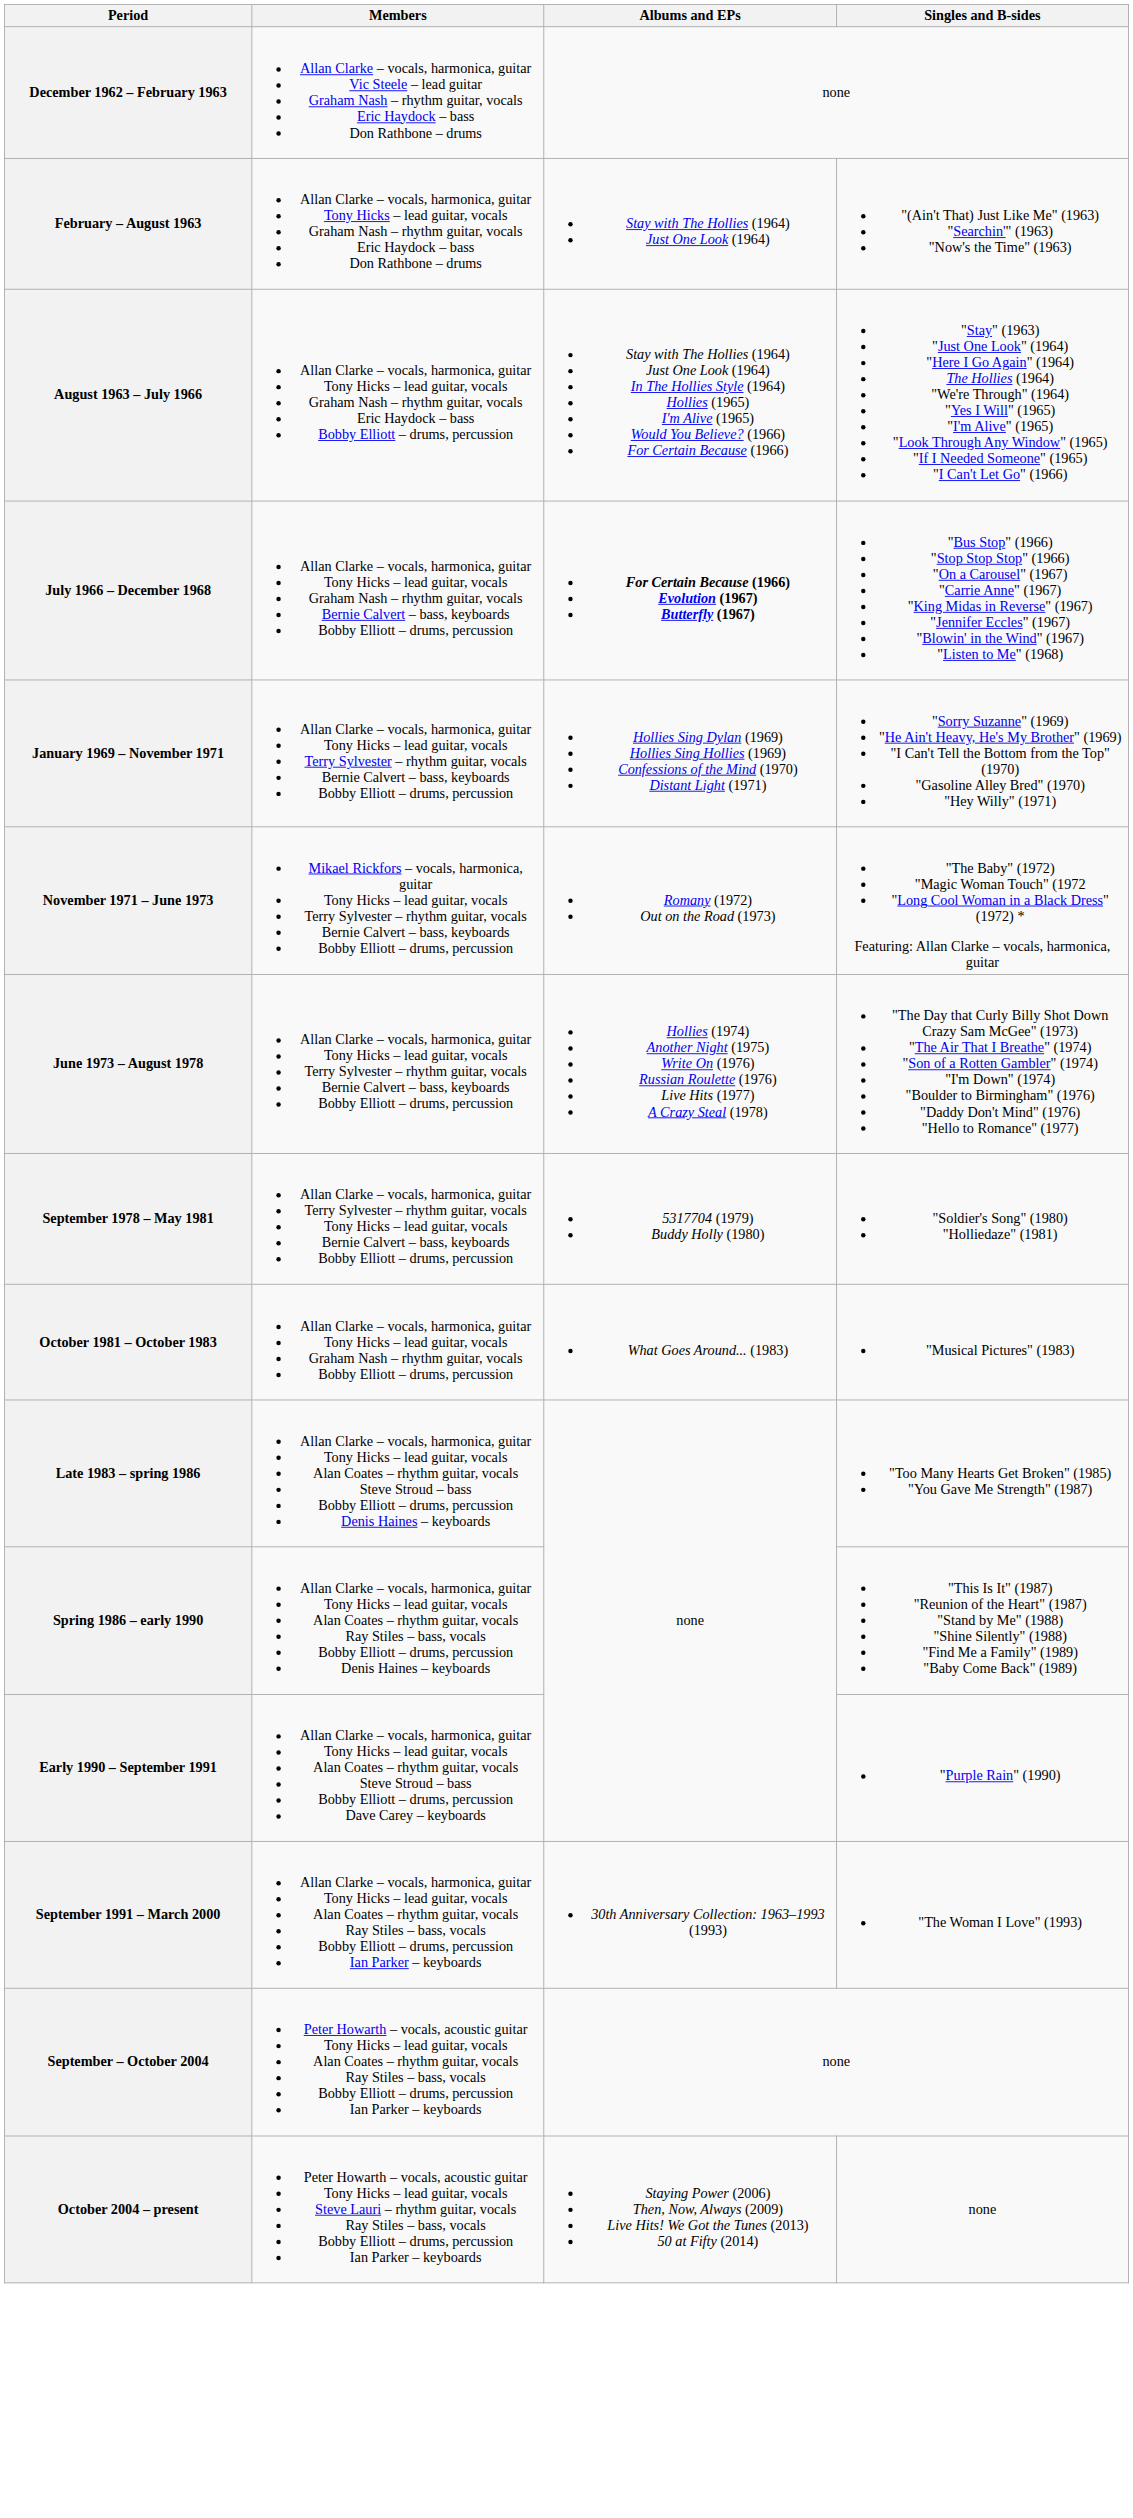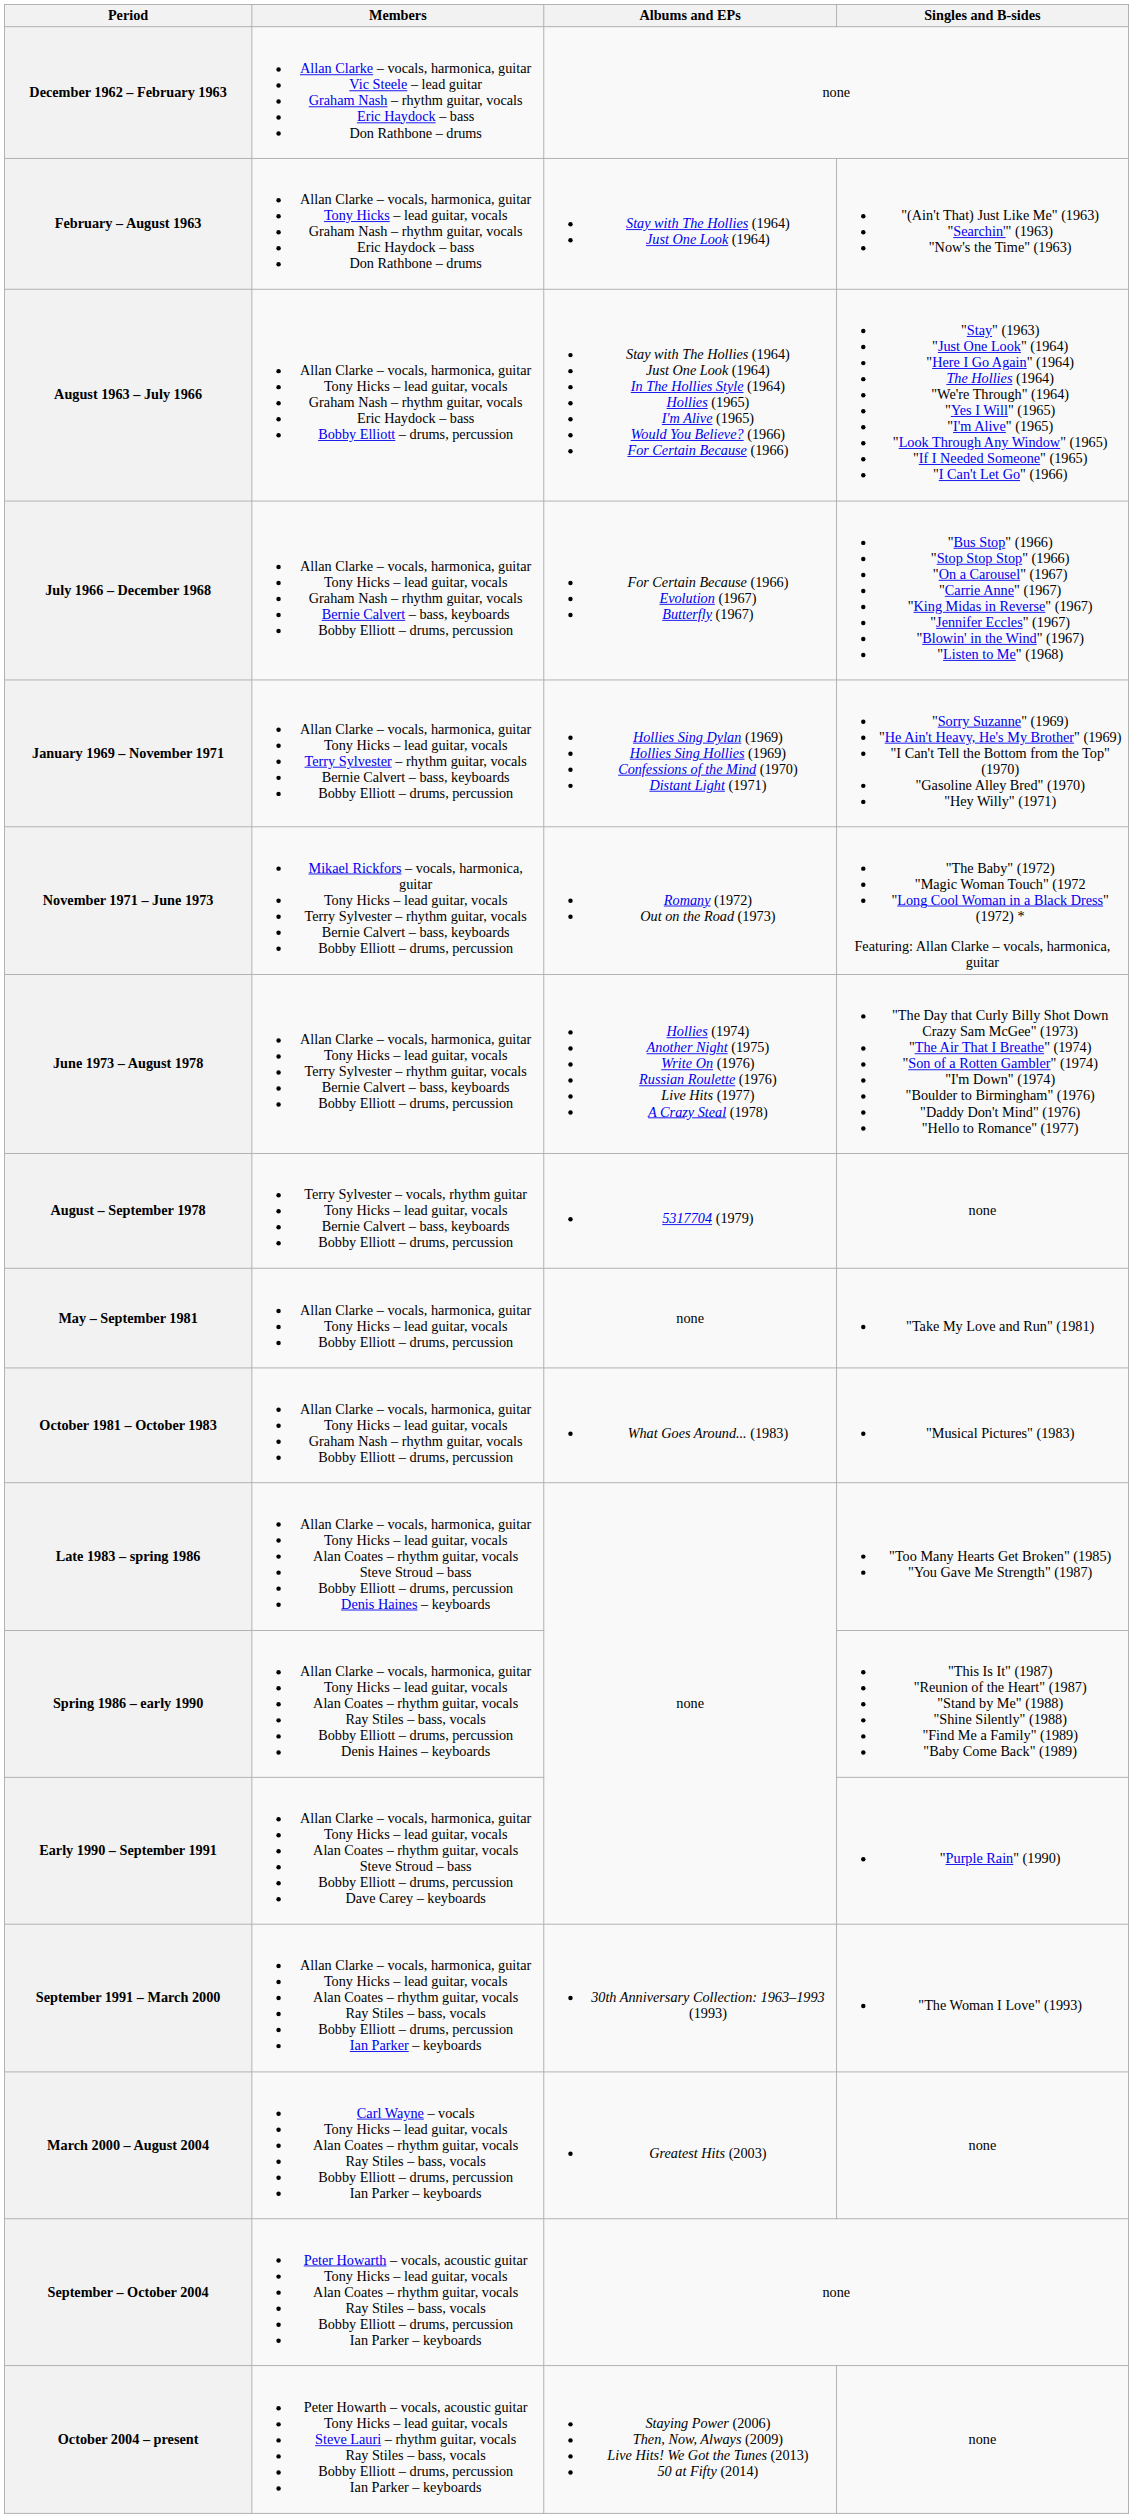(690, 598) bold -> (690, 598) normal
+ row: (128, 1211)
- row: (128, 1219)
+ row: (128, 1318)
+ row: (128, 2145)
